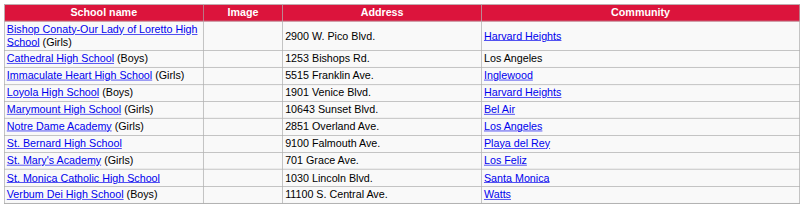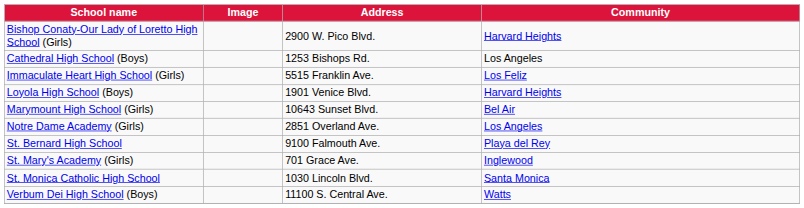(508, 76) Inglewood -> (505, 76) Los Feliz
(505, 161) Los Feliz -> (508, 161) Inglewood
